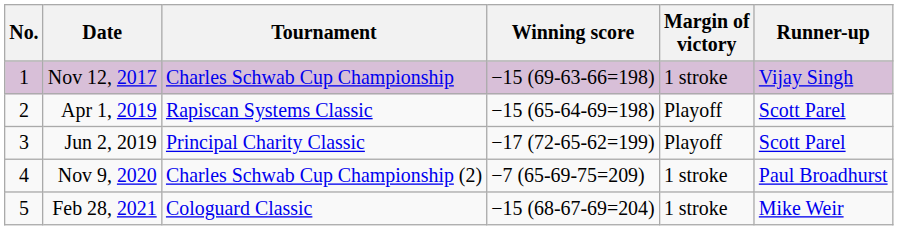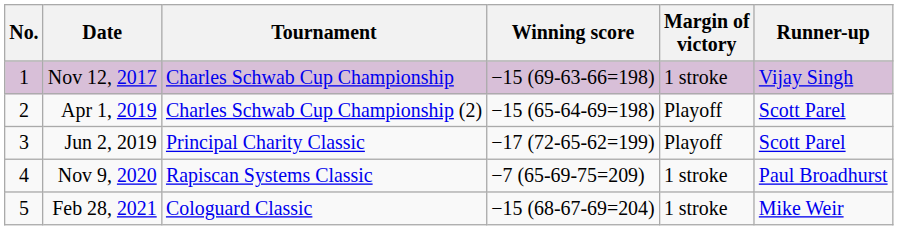(269, 110) Rapiscan Systems Classic -> (324, 110) Charles Schwab Cup Championship (2)
(324, 176) Charles Schwab Cup Championship (2) -> (269, 176) Rapiscan Systems Classic
